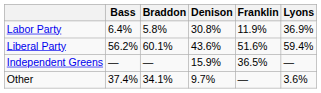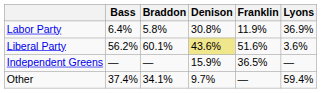(206, 46) no background -> (206, 46) khaki background
(298, 46) 59.4% -> (296, 46) 3.6%
(296, 79) 3.6% -> (298, 79) 59.4%
